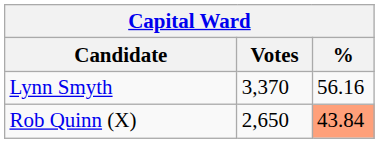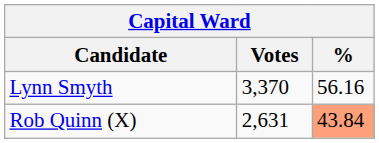(265, 120) 2,650 -> (265, 120) 2,631
